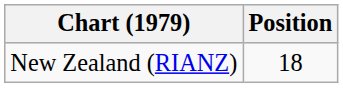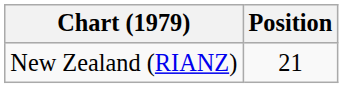(290, 62) 18 -> (290, 62) 21
